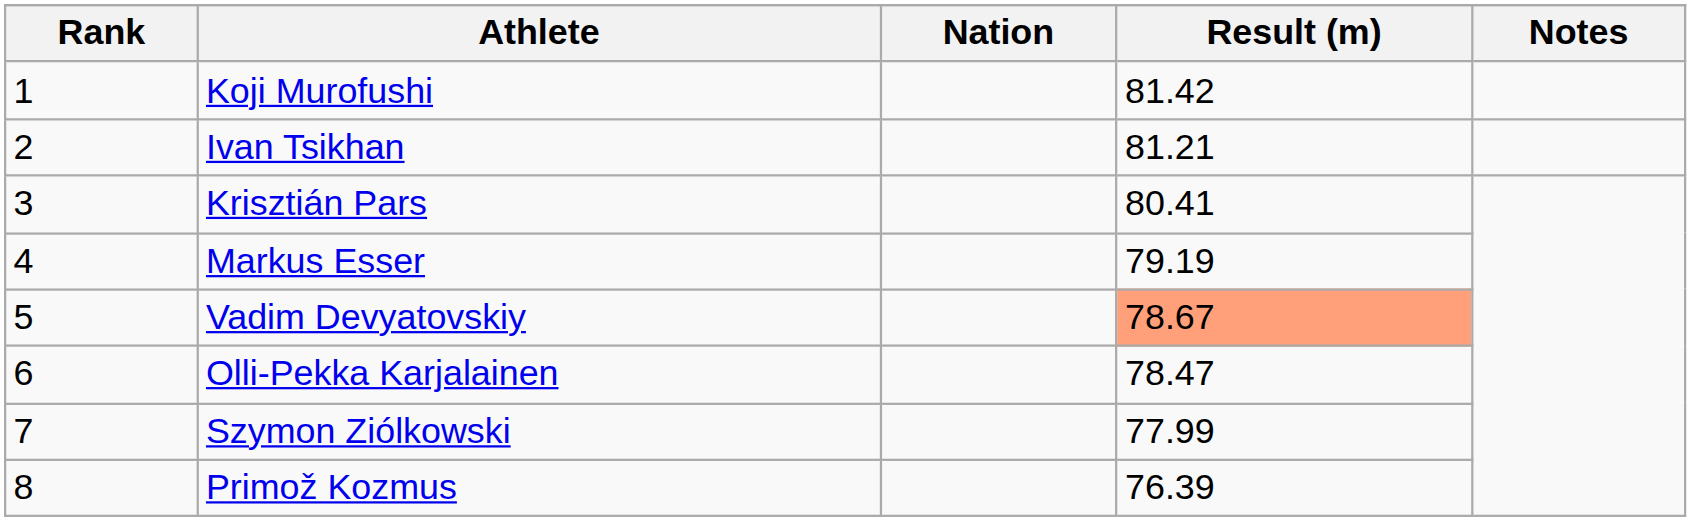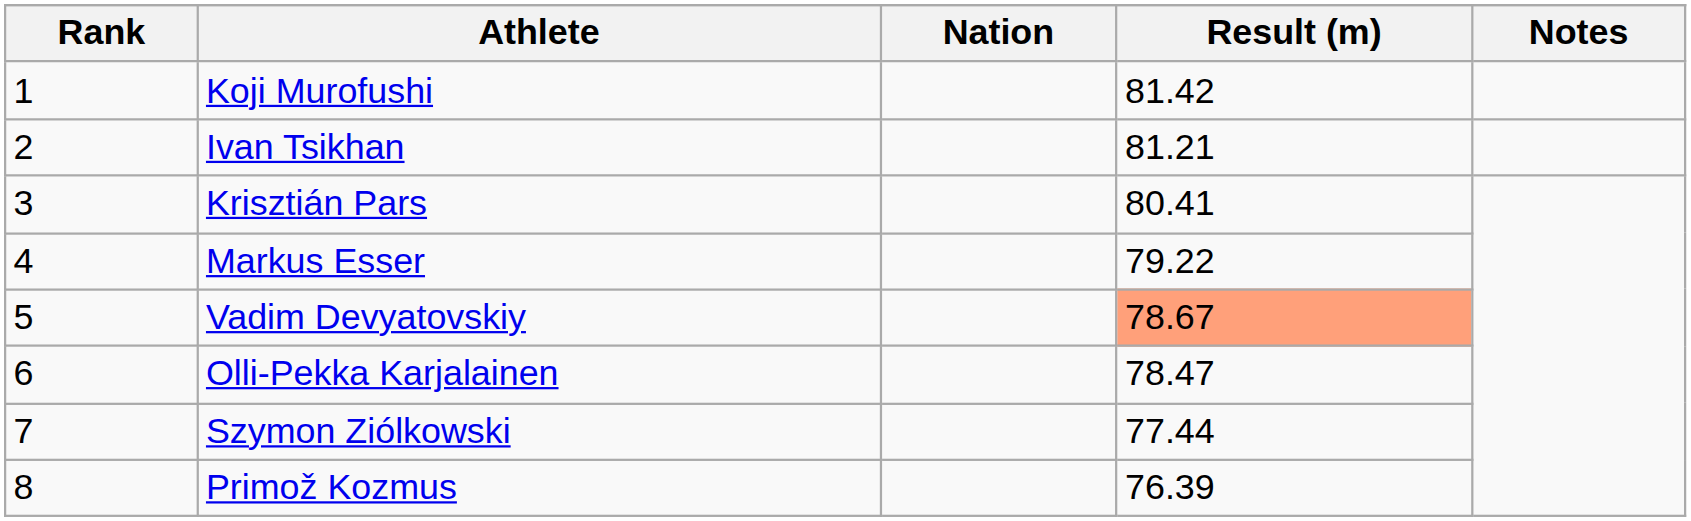(1170, 260) 79.19 -> (1170, 260) 79.22
(1170, 430) 77.99 -> (1170, 430) 77.44
